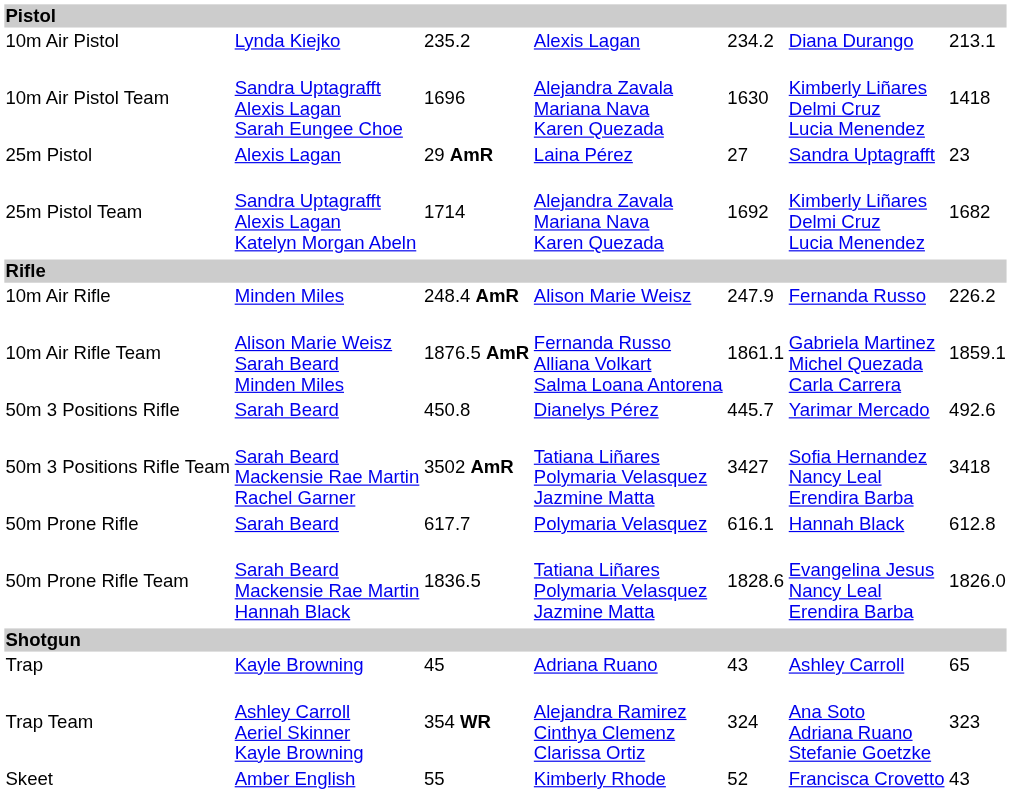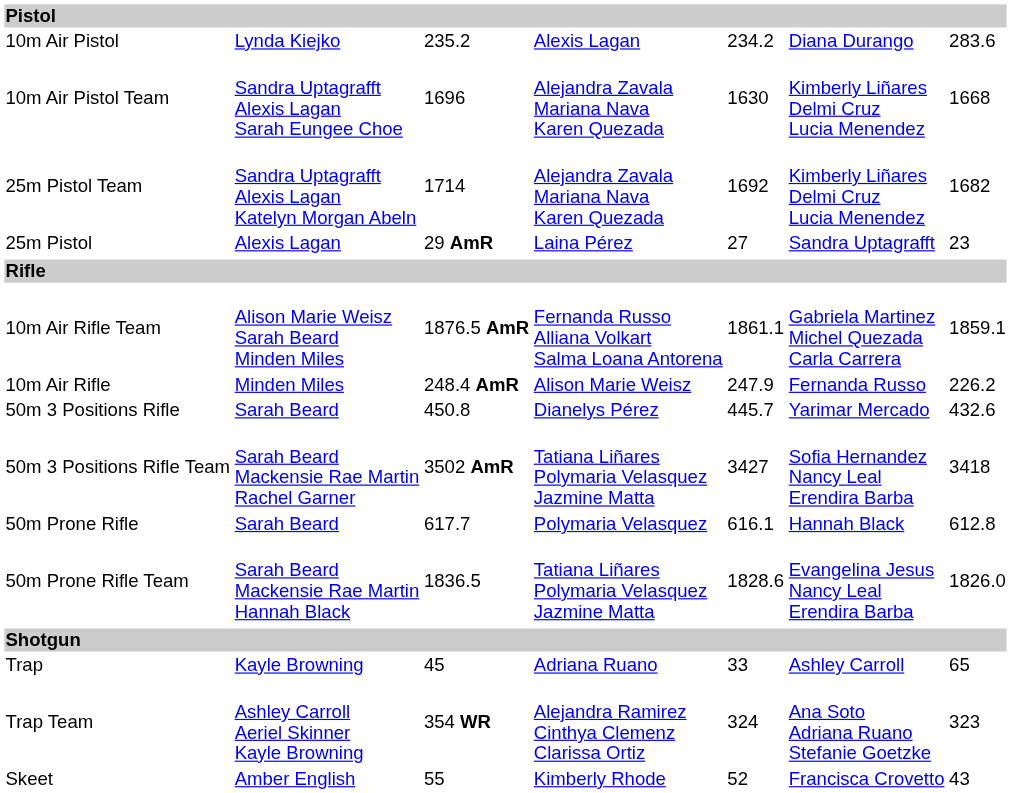(972, 41) 213.1 -> (972, 41) 283.6
(970, 98) 1418 -> (970, 98) 1668
rows swapped: (49, 155) <-> (74, 211)
rows swapped: (58, 296) <-> (83, 353)
(972, 410) 492.6 -> (972, 410) 432.6
(738, 665) 43 -> (738, 665) 33
